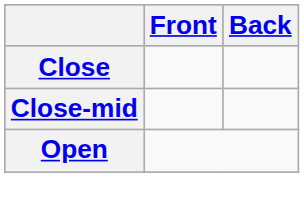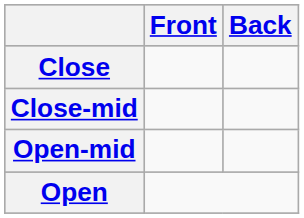+ row: (74, 150)
